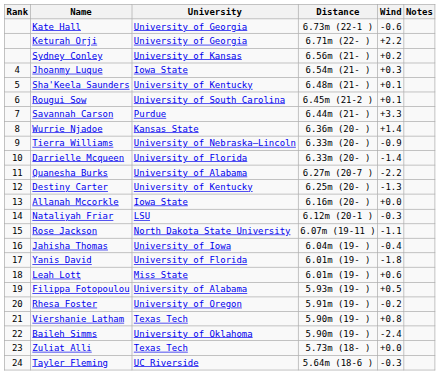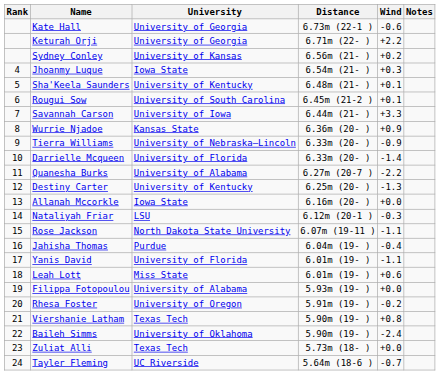(150, 114) Purdue -> (182, 114) University of Iowa
(391, 129) +1.4 -> (391, 129) +0.9
(182, 246) University of Iowa -> (150, 246) Purdue
(391, 260) -1.8 -> (391, 260) -1.1
(391, 289) +0.5 -> (391, 289) +0.0
(391, 363) -0.3 -> (391, 363) -0.7
